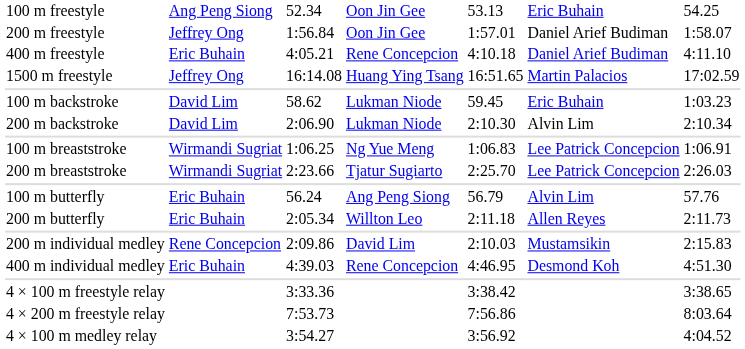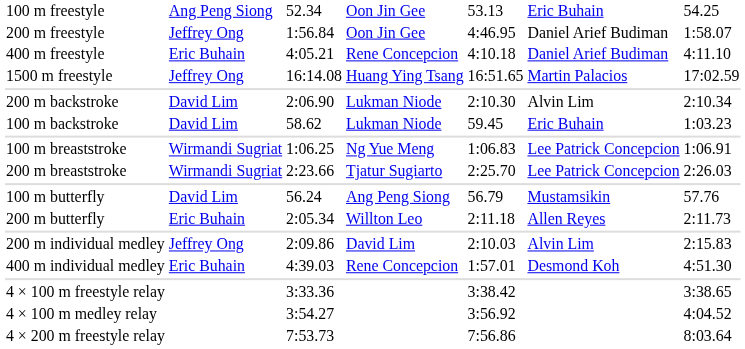(492, 32) 1:57.01 -> (492, 32) 4:46.95
rows swapped: (62, 101) <-> (62, 123)
(207, 197) Eric Buhain -> (203, 197) David Lim
(561, 197) Alvin Lim -> (569, 197) Mustamsikin
(225, 244) Rene Concepcion -> (206, 244) Jeffrey Ong
(569, 244) Mustamsikin -> (561, 244) Alvin Lim
(492, 266) 4:46.95 -> (492, 266) 1:57.01
rows swapped: (85, 313) <-> (81, 335)
